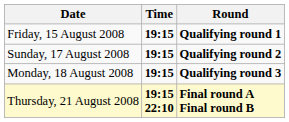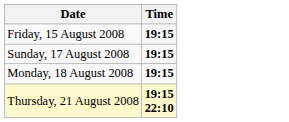- column: (230, 14)
